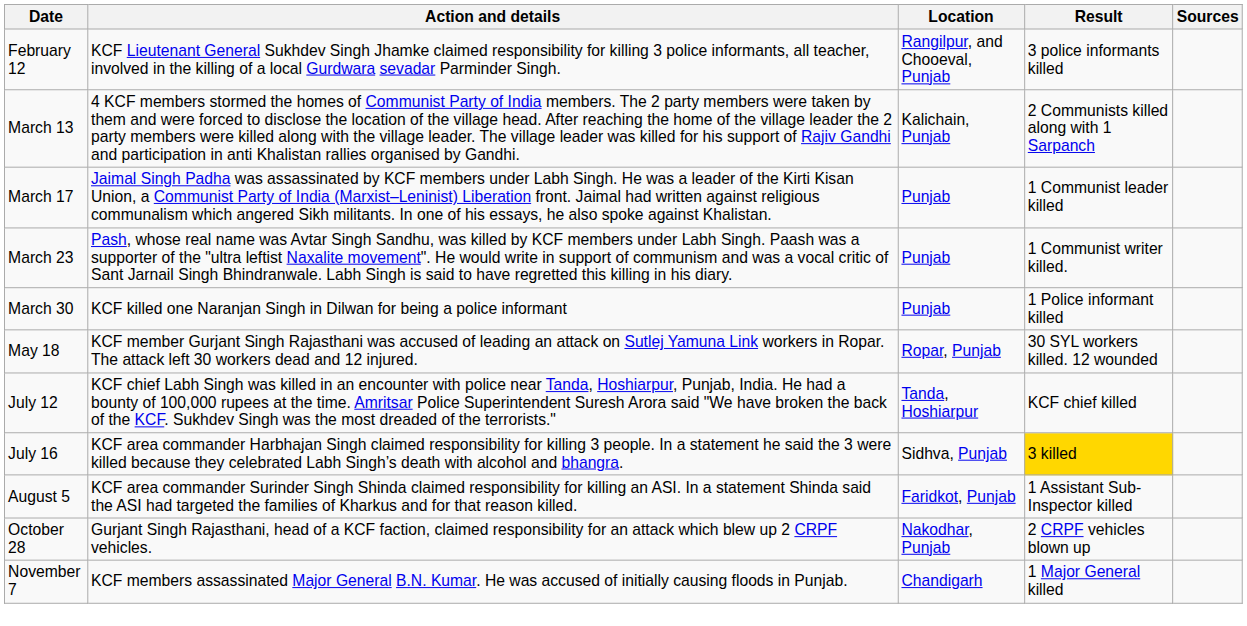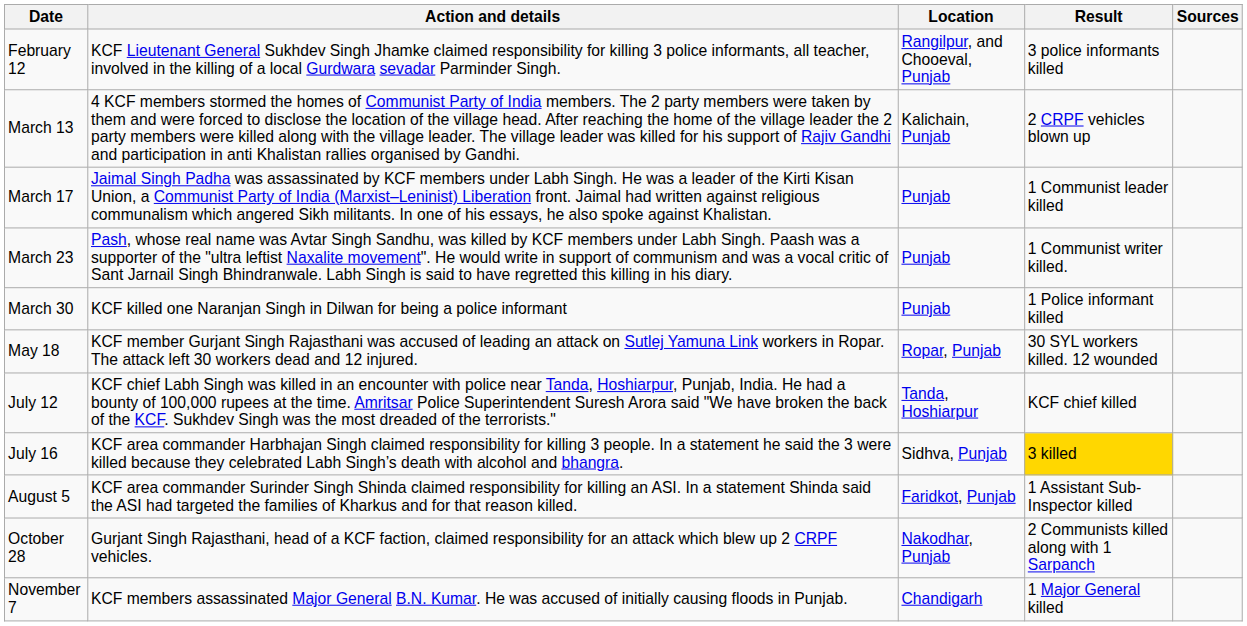(1098, 128) 2 Communists killed along with 1 Sarpanch -> (1086, 128) 2 CRPF vehicles blown up
(1086, 539) 2 CRPF vehicles blown up -> (1098, 547) 2 Communists killed along with 1 Sarpanch
